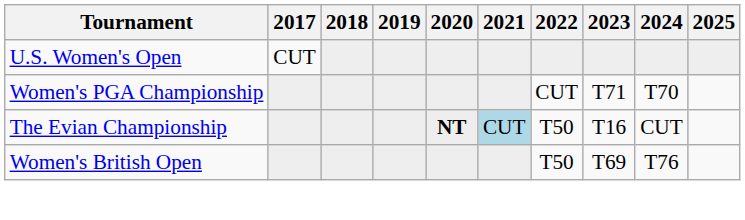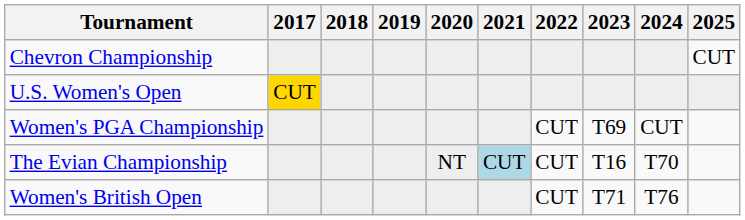+ row: (111, 57)
(295, 57) no background -> (295, 92) gold background
(609, 92) T71 -> (609, 127) T69
(661, 92) T70 -> (661, 127) CUT
(452, 127) bold -> (452, 162) normal
(557, 127) T50 -> (557, 162) CUT
(661, 127) CUT -> (661, 162) T70
(557, 162) T50 -> (557, 197) CUT
(609, 162) T69 -> (609, 197) T71
